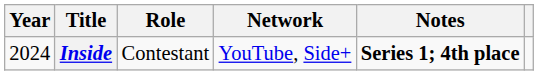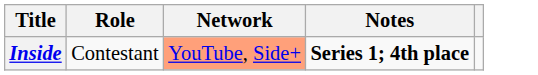- column: (30, 20)
(285, 53) no background -> (235, 53) lightsalmon background
